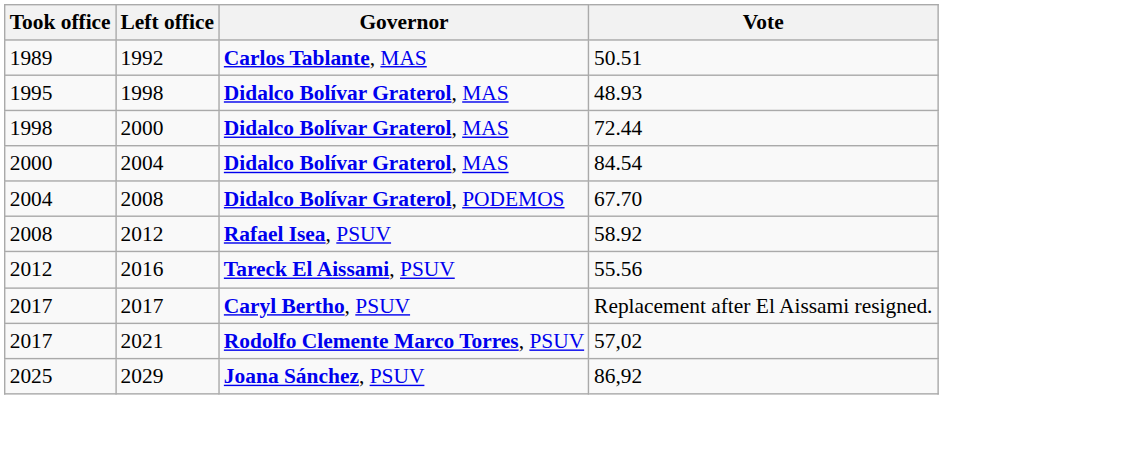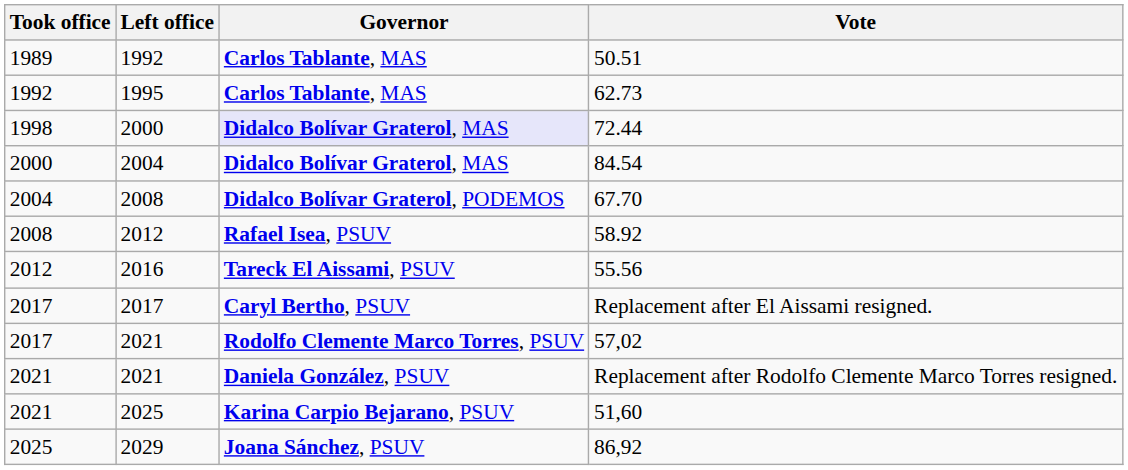+ row: (618, 93)
- row: (618, 93)
(366, 128) no background -> (366, 128) lavender background
+ row: (856, 375)
+ row: (618, 411)
